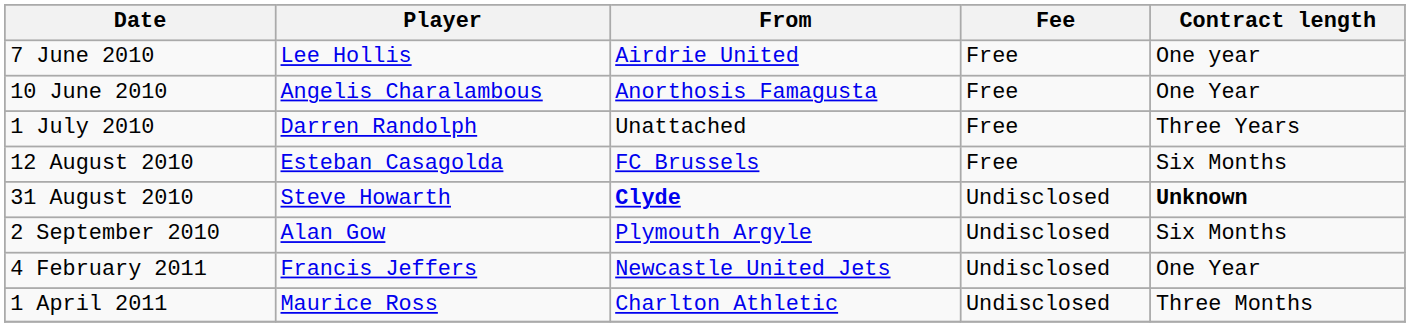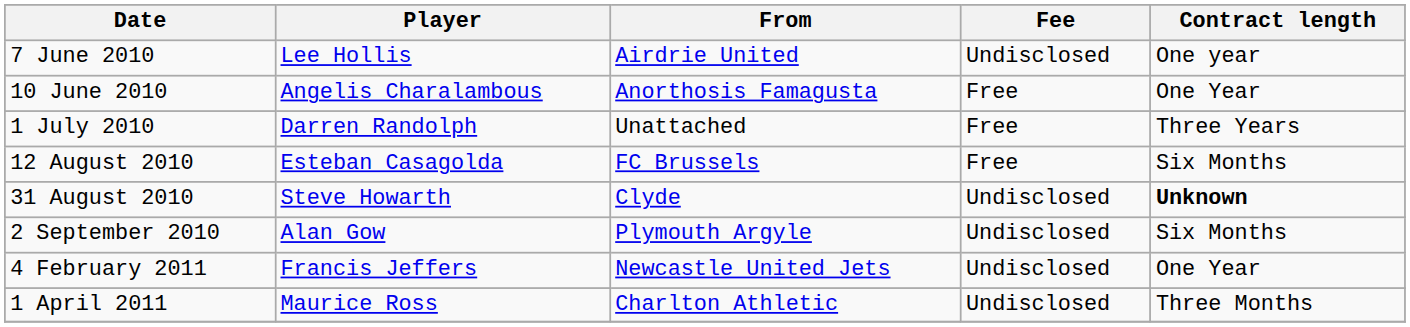(992, 58) Free -> (1038, 58) Undisclosed
(648, 199) bold -> (648, 199) normal
